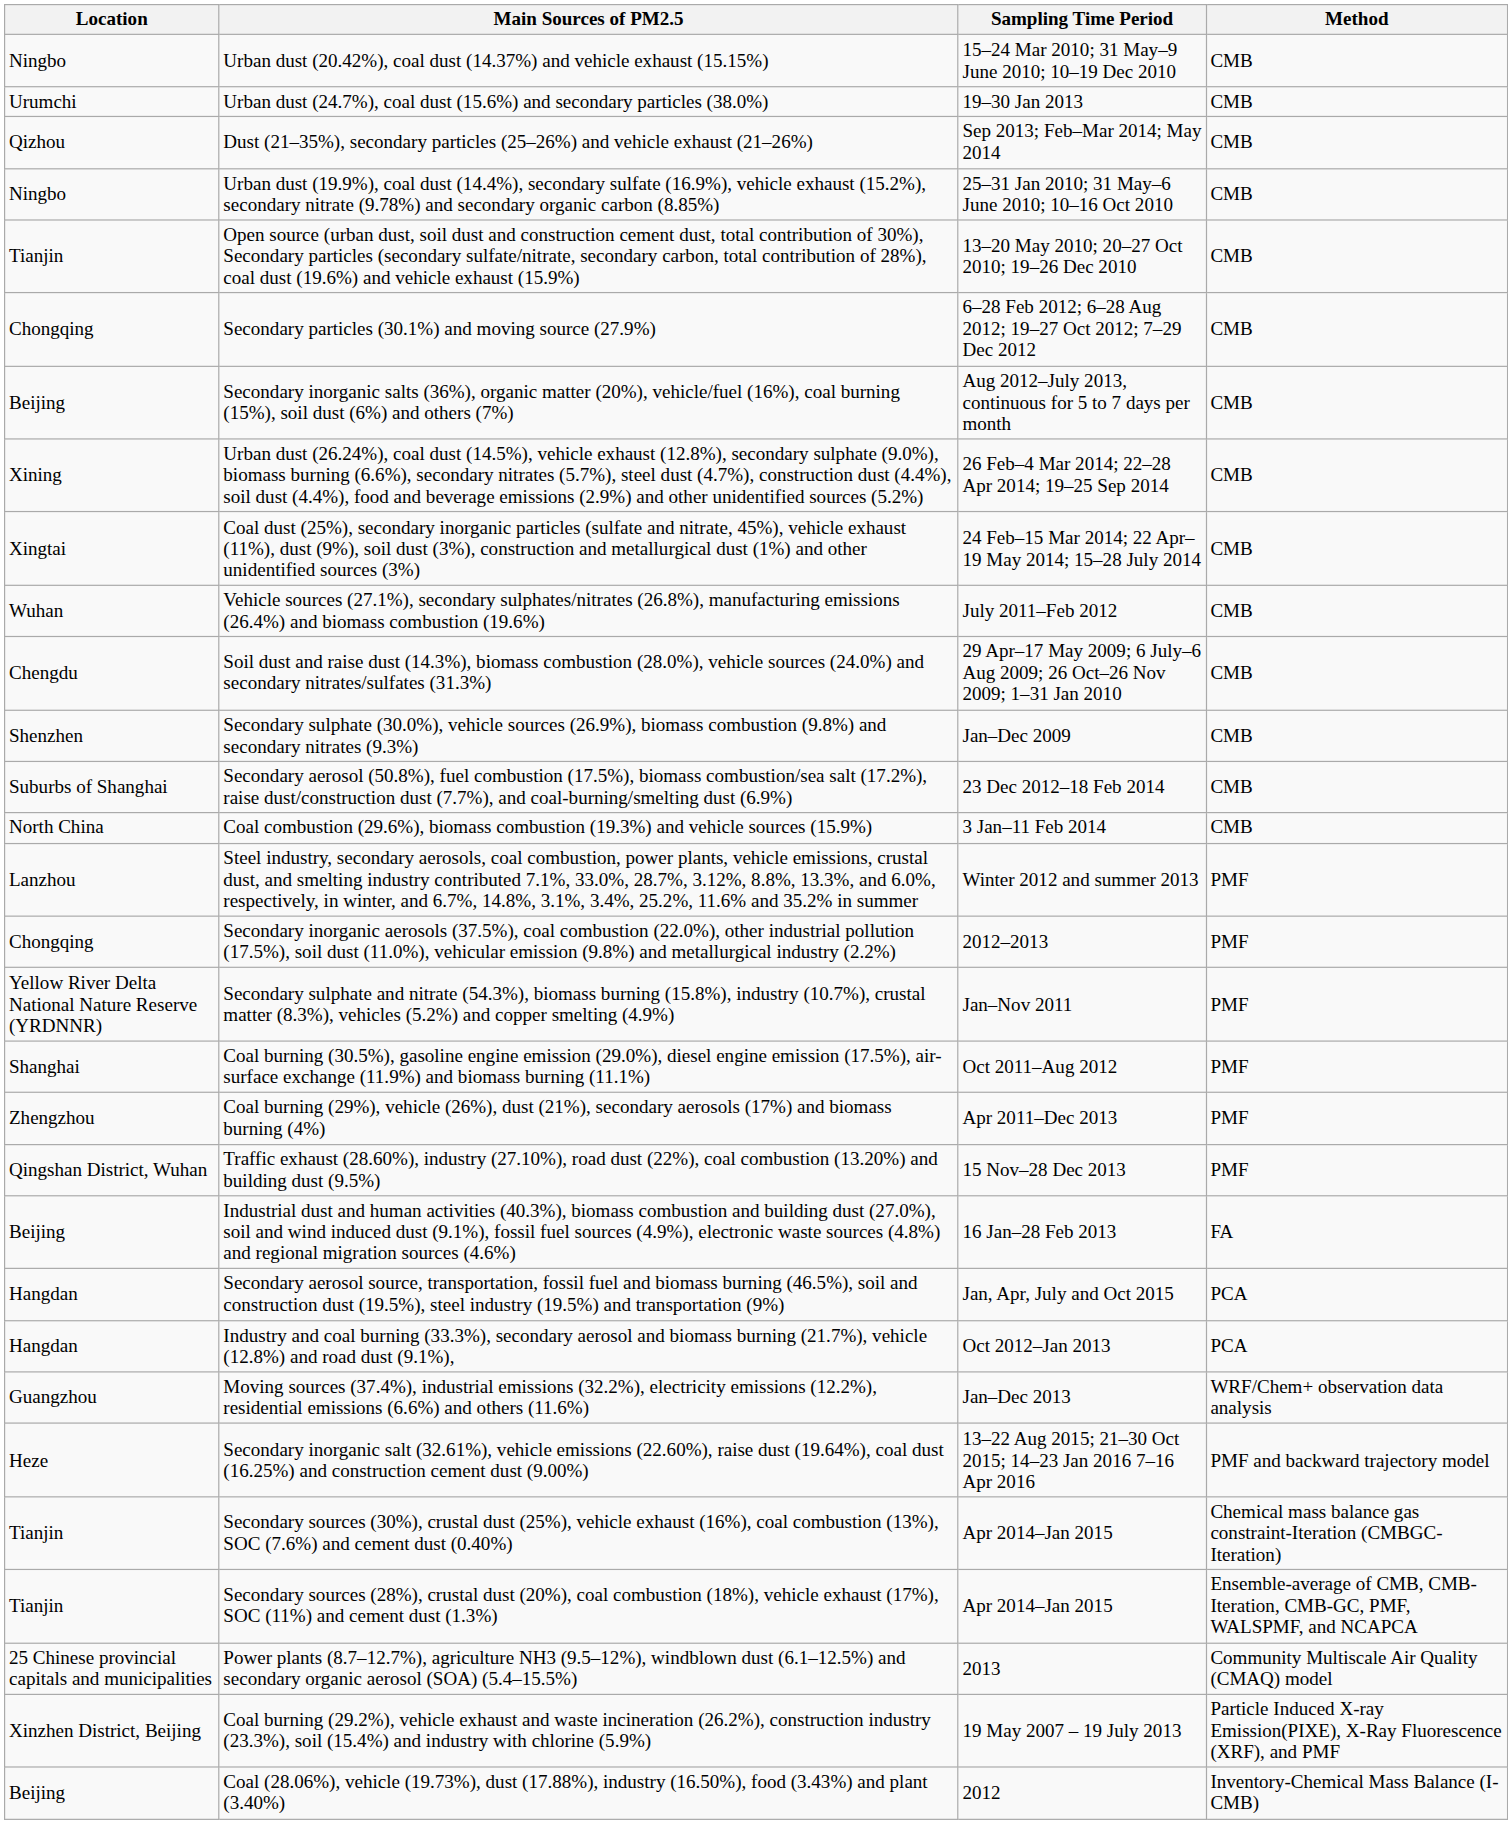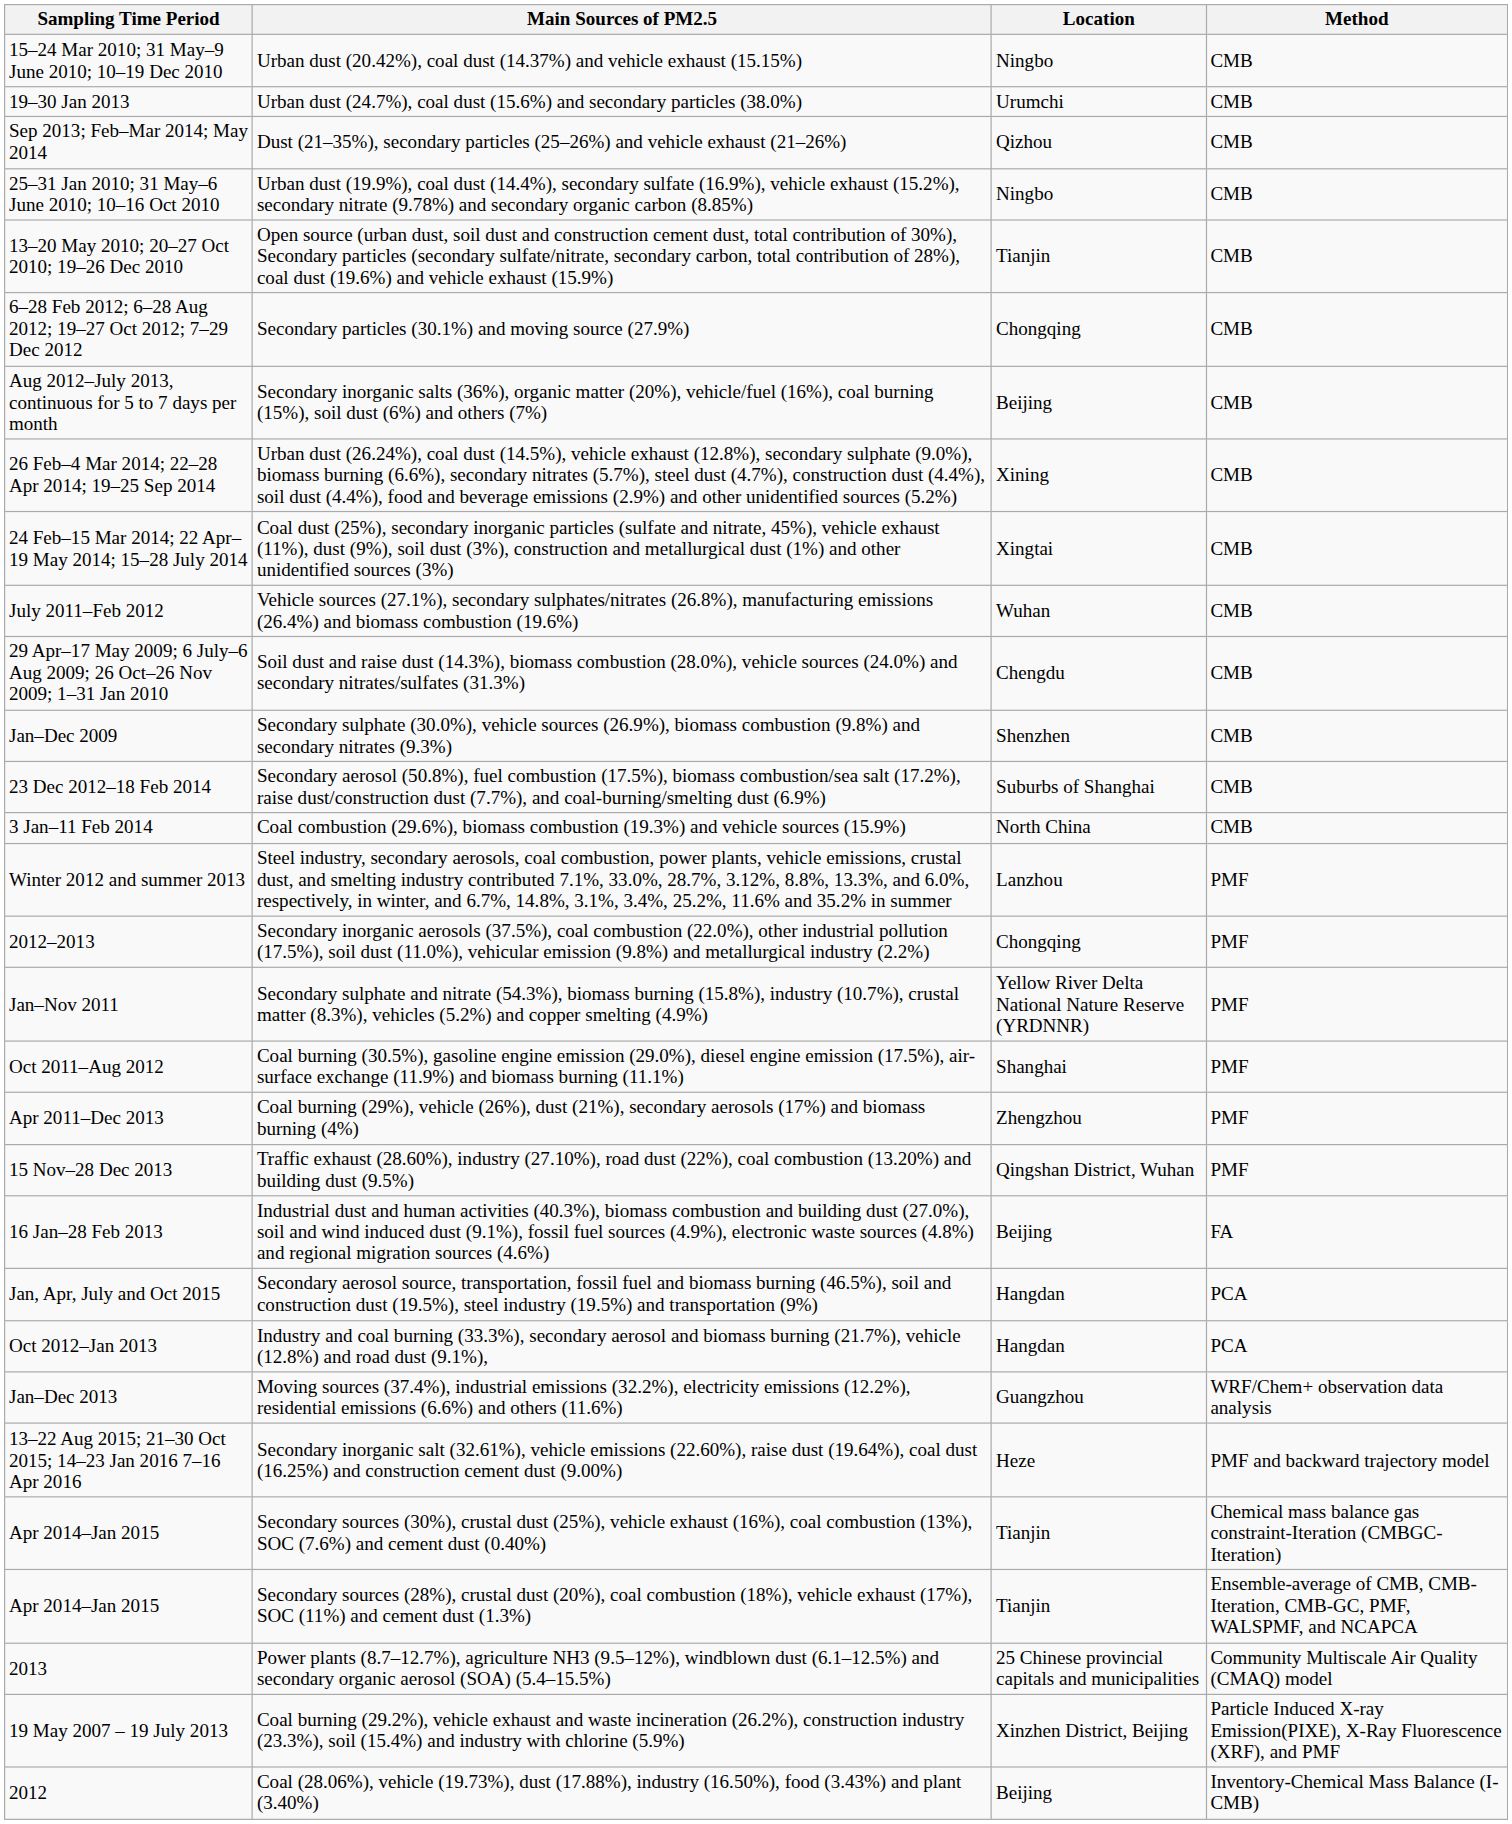columns swapped: (112, 19) <-> (1082, 19)
